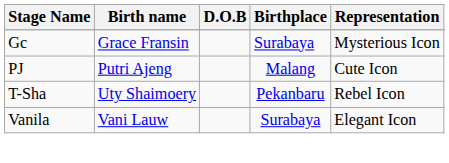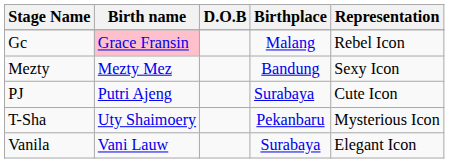(143, 42) no background -> (143, 42) pink background
(284, 42) Surabaya -> (290, 42) Malang
(387, 42) Mysterious Icon -> (369, 42) Rebel Icon
+ row: (29, 68)
(290, 68) Malang -> (284, 94) Surabaya
(369, 94) Rebel Icon -> (387, 119) Mysterious Icon
